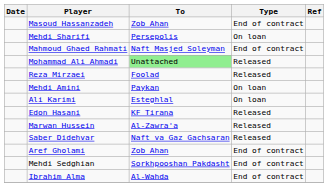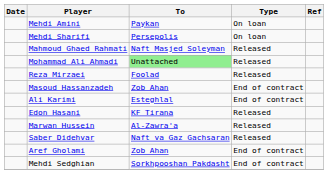rows swapped: (71, 23) <-> (54, 87)
(269, 49) End of contract -> (252, 49) Released
(250, 100) On loan -> (269, 100) End of contract
- row: (57, 176)
